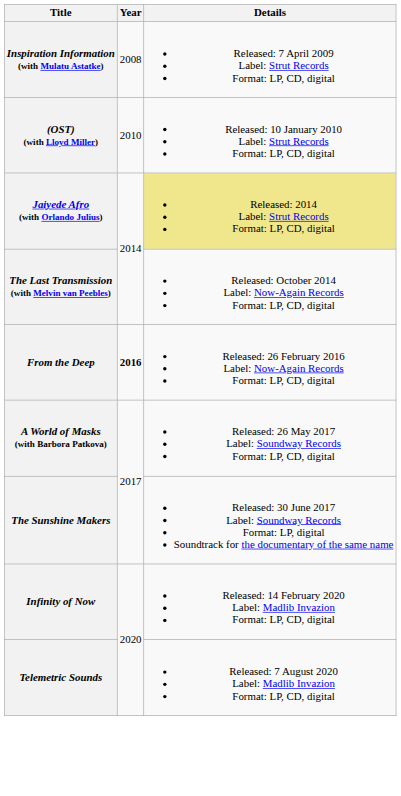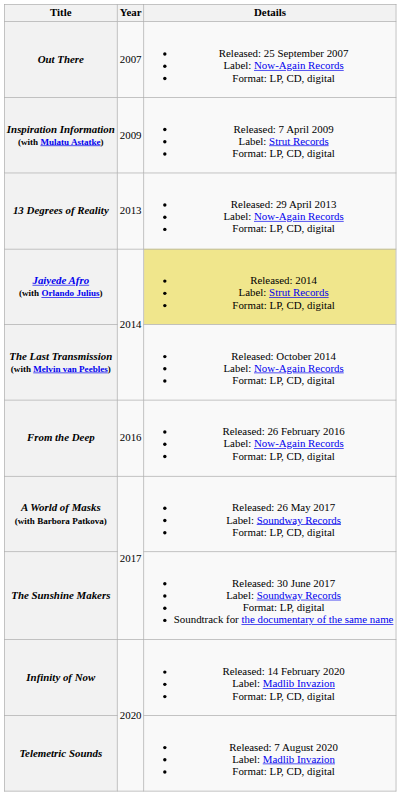+ row: (61, 59)
(131, 59) 2008 -> (131, 135) 2009
- row: (61, 135)
+ row: (61, 211)
(131, 362) bold -> (131, 438) normal
